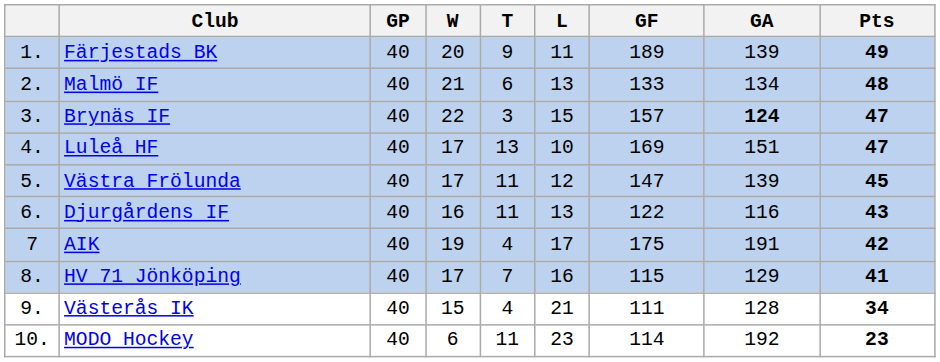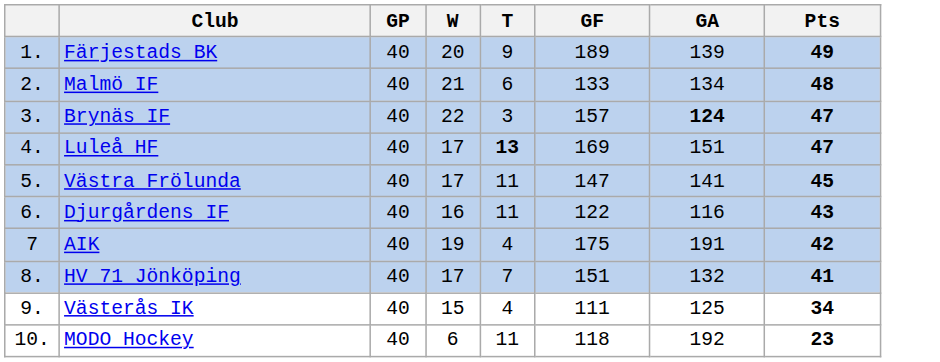- column: (562, 21)
(507, 149) normal -> (507, 149) bold
(762, 181) 139 -> (707, 181) 141
(647, 277) 115 -> (592, 277) 151
(762, 277) 129 -> (707, 277) 132
(762, 309) 128 -> (707, 309) 125
(647, 341) 114 -> (592, 341) 118
